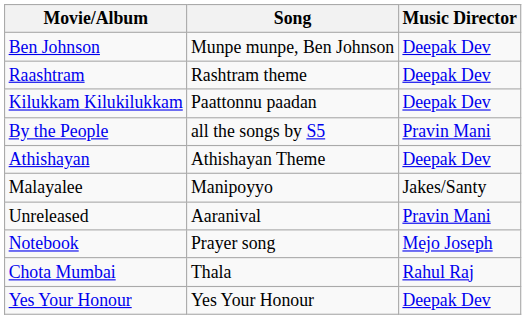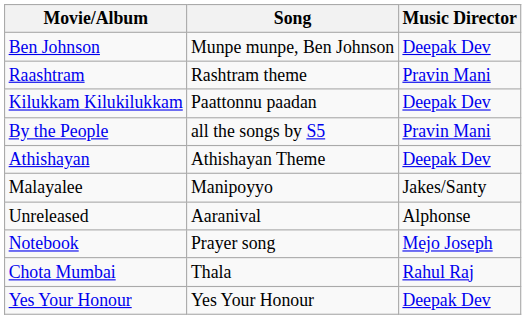(447, 74) Deepak Dev -> (447, 74) Pravin Mani
(447, 215) Pravin Mani -> (436, 215) Alphonse
